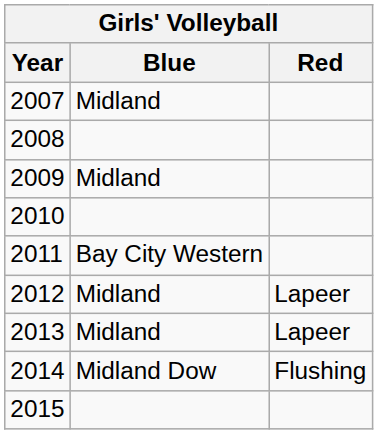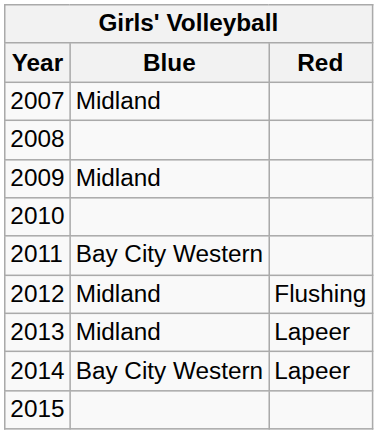(312, 293) Lapeer -> (320, 293) Flushing
(146, 370) Midland Dow -> (169, 370) Bay City Western
(320, 370) Flushing -> (312, 370) Lapeer
